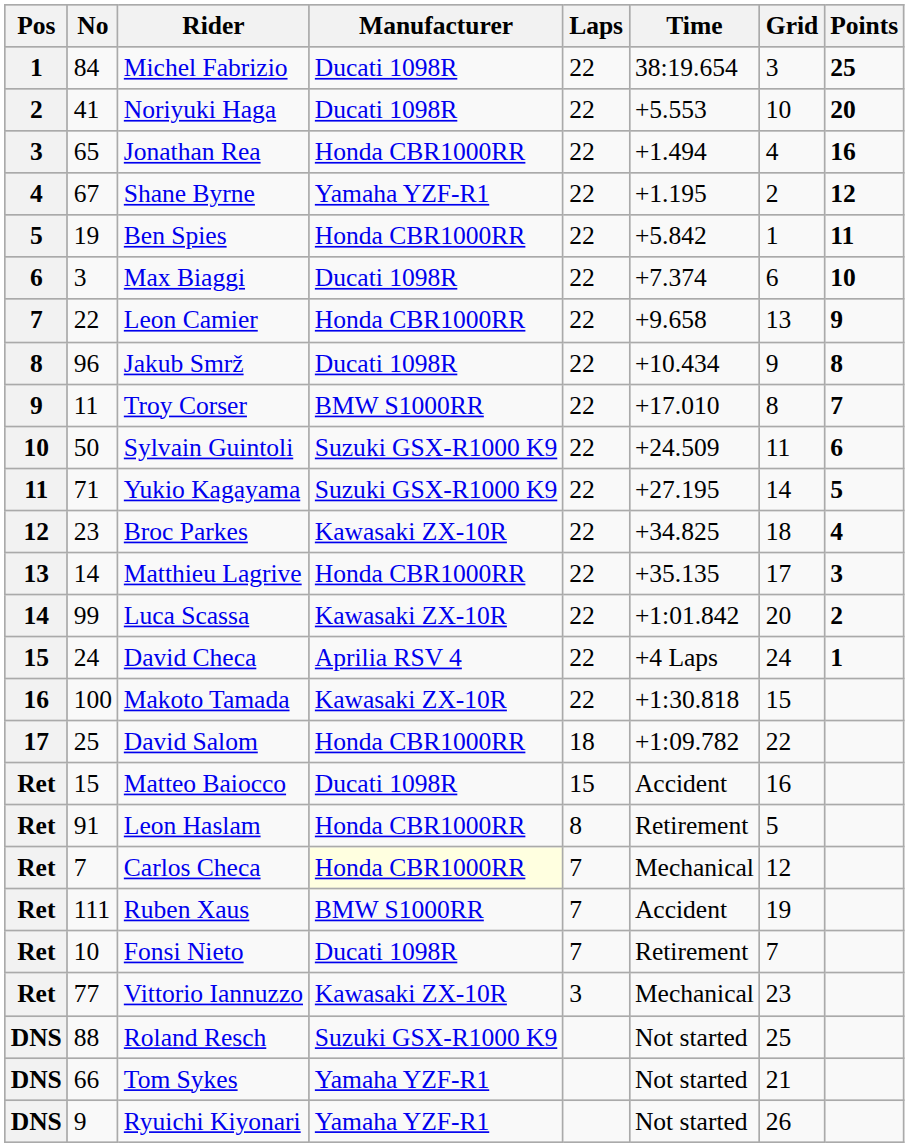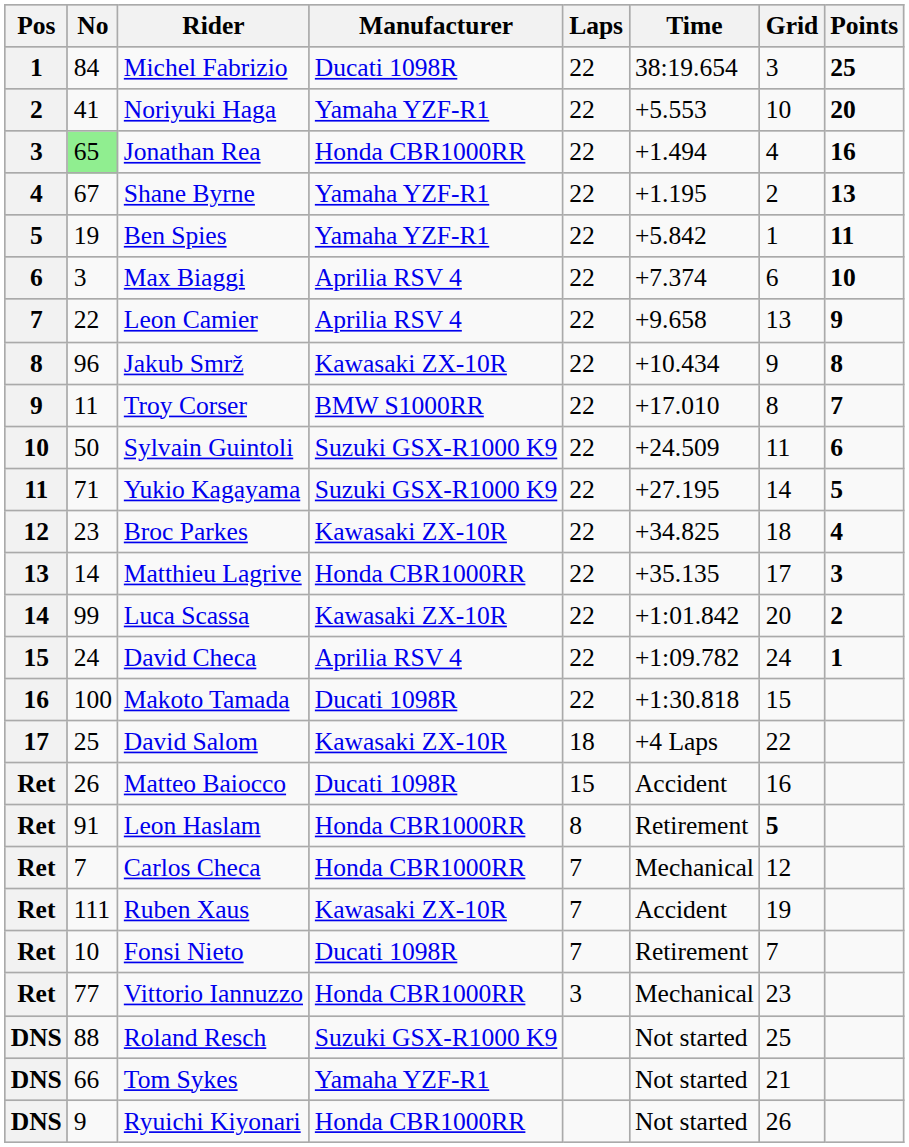(386, 109) Ducati 1098R -> (402, 109) Yamaha YZF-R1
(86, 152) no background -> (86, 152) lightgreen background
(843, 194) 12 -> (843, 194) 13
(420, 236) Honda CBR1000RR -> (402, 236) Yamaha YZF-R1
(386, 278) Ducati 1098R -> (388, 278) Aprilia RSV 4
(420, 320) Honda CBR1000RR -> (388, 320) Aprilia RSV 4
(386, 362) Ducati 1098R -> (411, 362) Kawasaki ZX-10R
(676, 657) +4 Laps -> (687, 657) +1:09.782
(411, 699) Kawasaki ZX-10R -> (386, 699) Ducati 1098R
(420, 741) Honda CBR1000RR -> (411, 741) Kawasaki ZX-10R
(687, 741) +1:09.782 -> (676, 741) +4 Laps
(86, 783) 15 -> (86, 783) 26
(772, 825) normal -> (772, 825) bold
(420, 867) lightyellow background -> (420, 867) no background
(399, 909) BMW S1000RR -> (411, 909) Kawasaki ZX-10R
(411, 994) Kawasaki ZX-10R -> (420, 994) Honda CBR1000RR
(402, 1120) Yamaha YZF-R1 -> (420, 1120) Honda CBR1000RR
